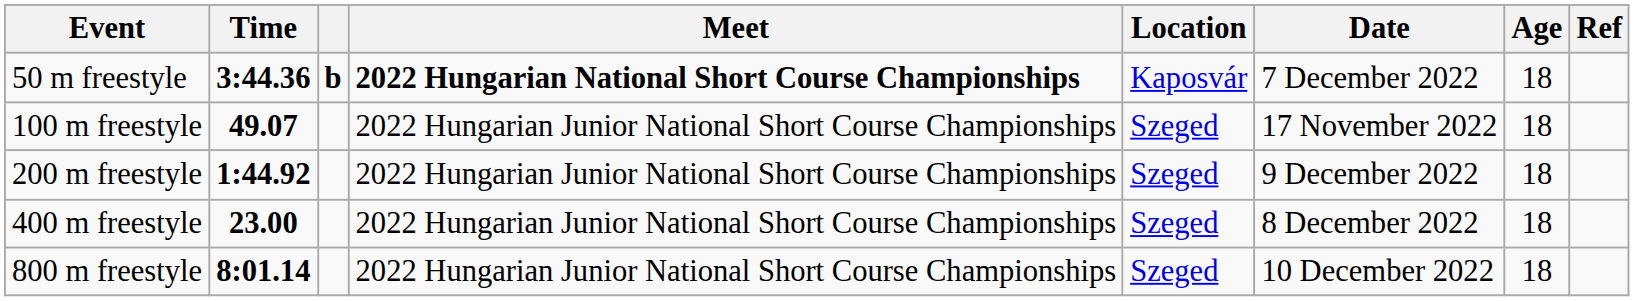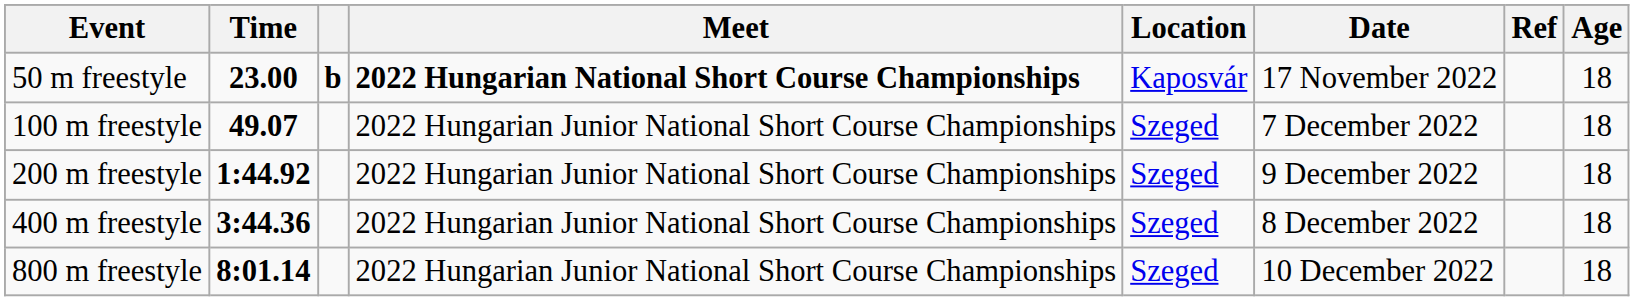columns swapped: (1537, 28) <-> (1599, 28)
(263, 77) 3:44.36 -> (263, 77) 23.00
(1370, 77) 7 December 2022 -> (1379, 77) 17 November 2022
(1379, 125) 17 November 2022 -> (1370, 125) 7 December 2022
(263, 222) 23.00 -> (263, 222) 3:44.36
